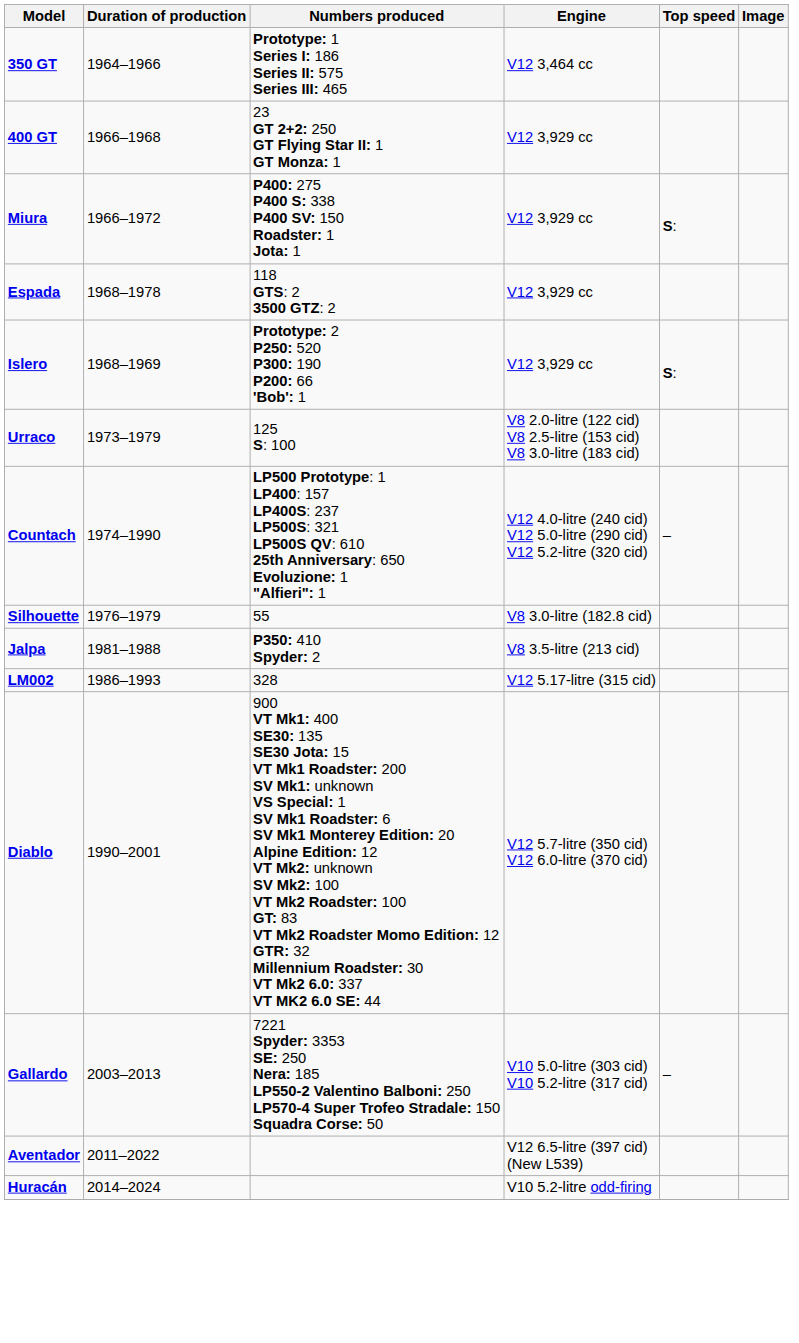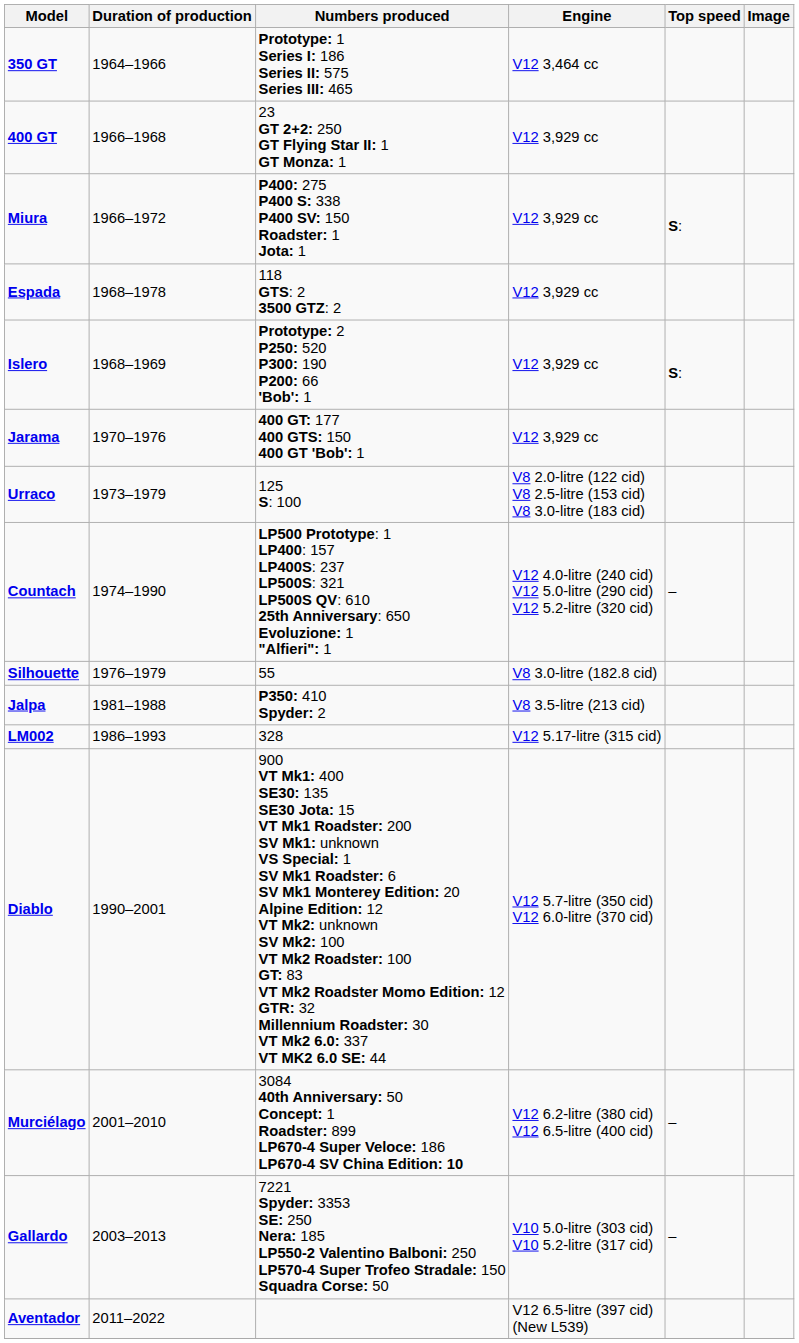+ row: (34, 437)
+ row: (47, 1122)
- row: (37, 1187)
